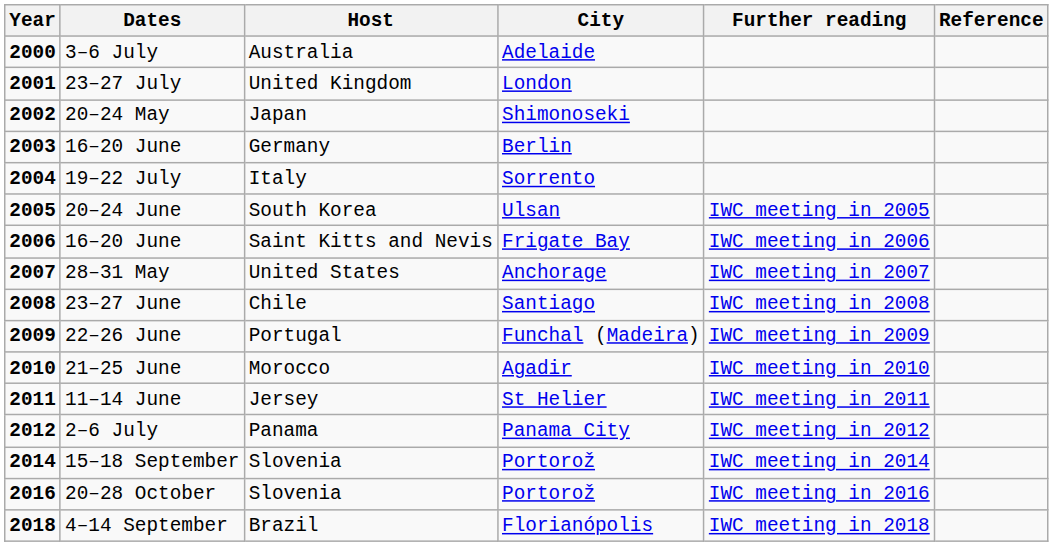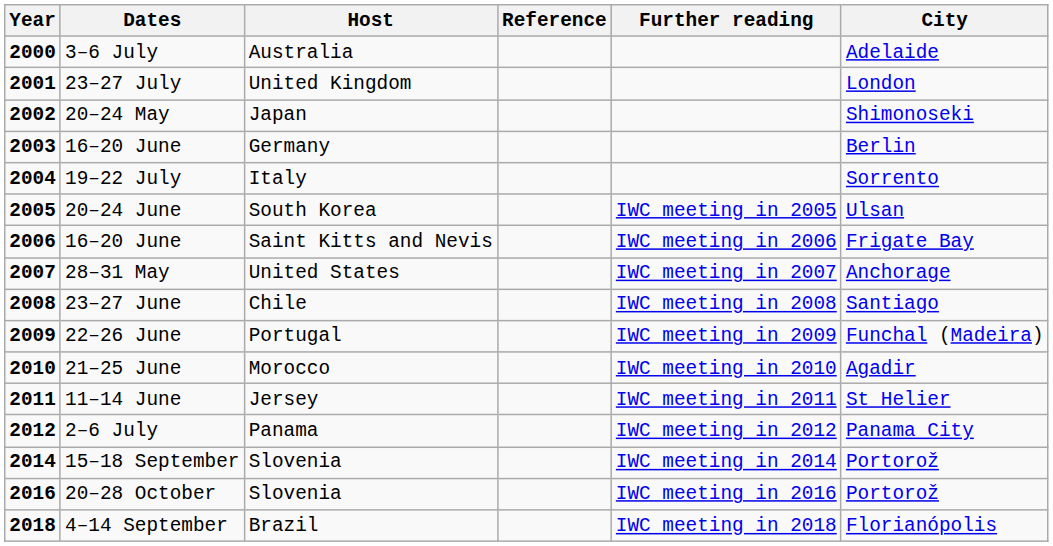columns swapped: (601, 21) <-> (991, 21)
